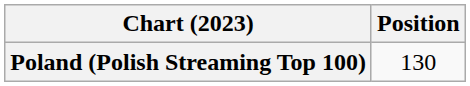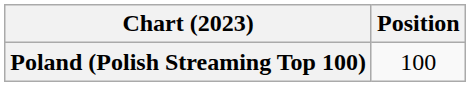(418, 61) 130 -> (418, 61) 100
